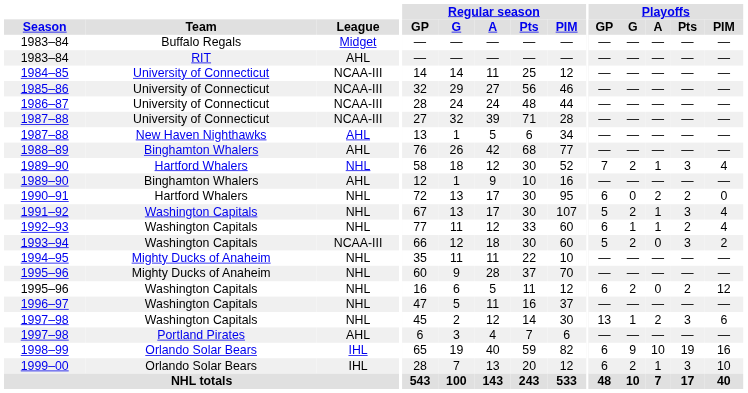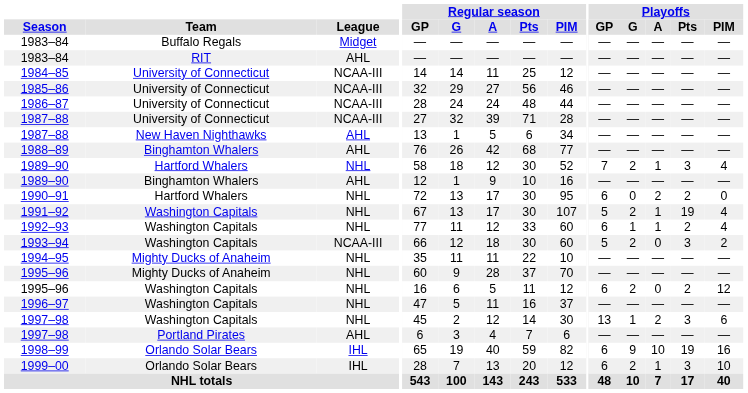(687, 212) 3 -> (687, 212) 19
